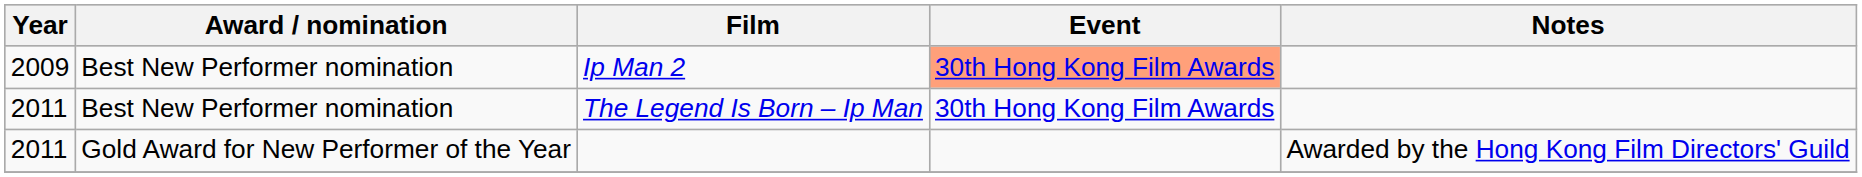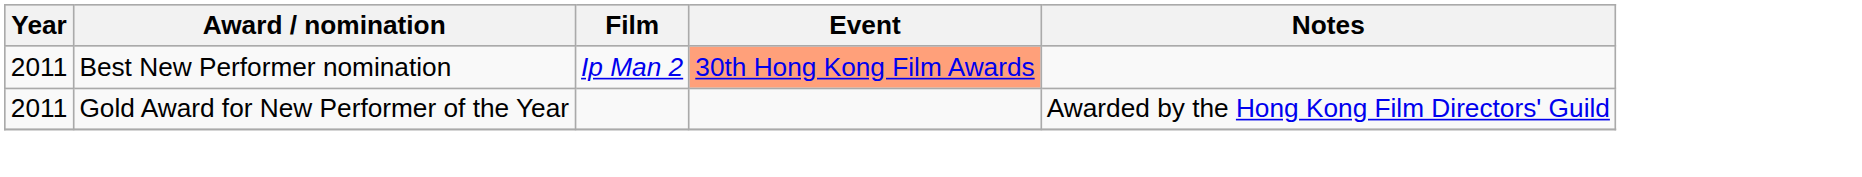(40, 66) 2009 -> (39, 66) 2011
- row: (267, 108)
